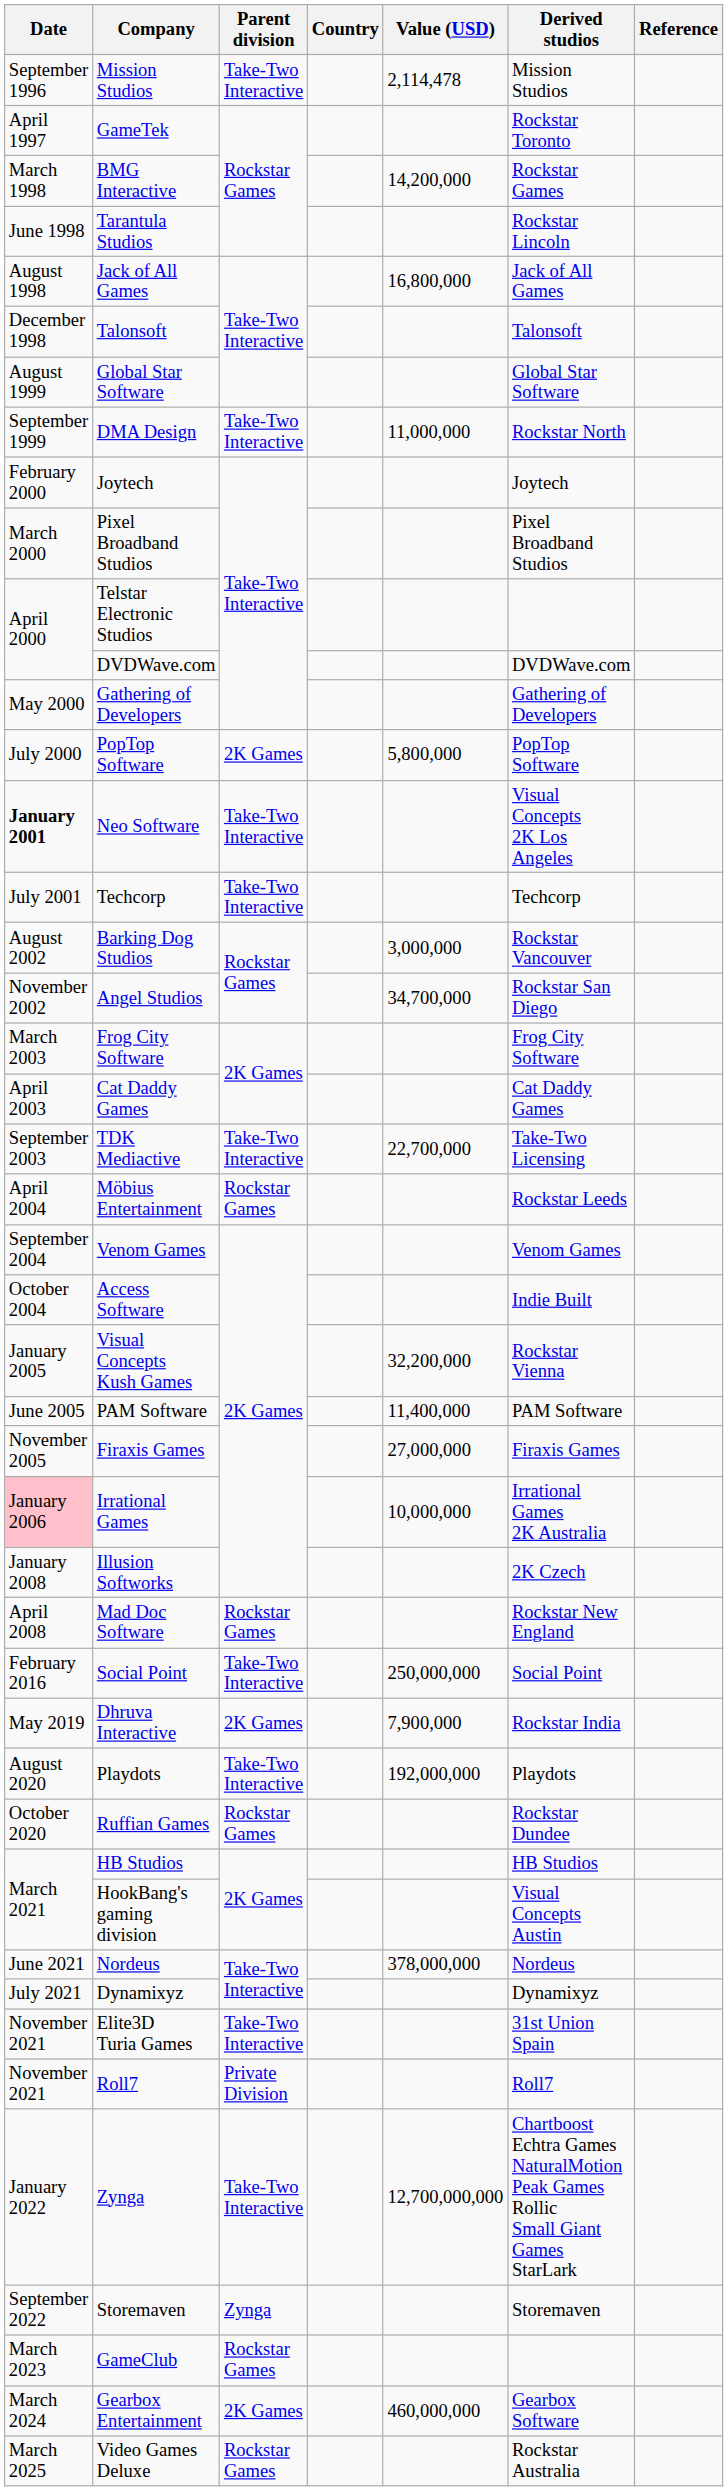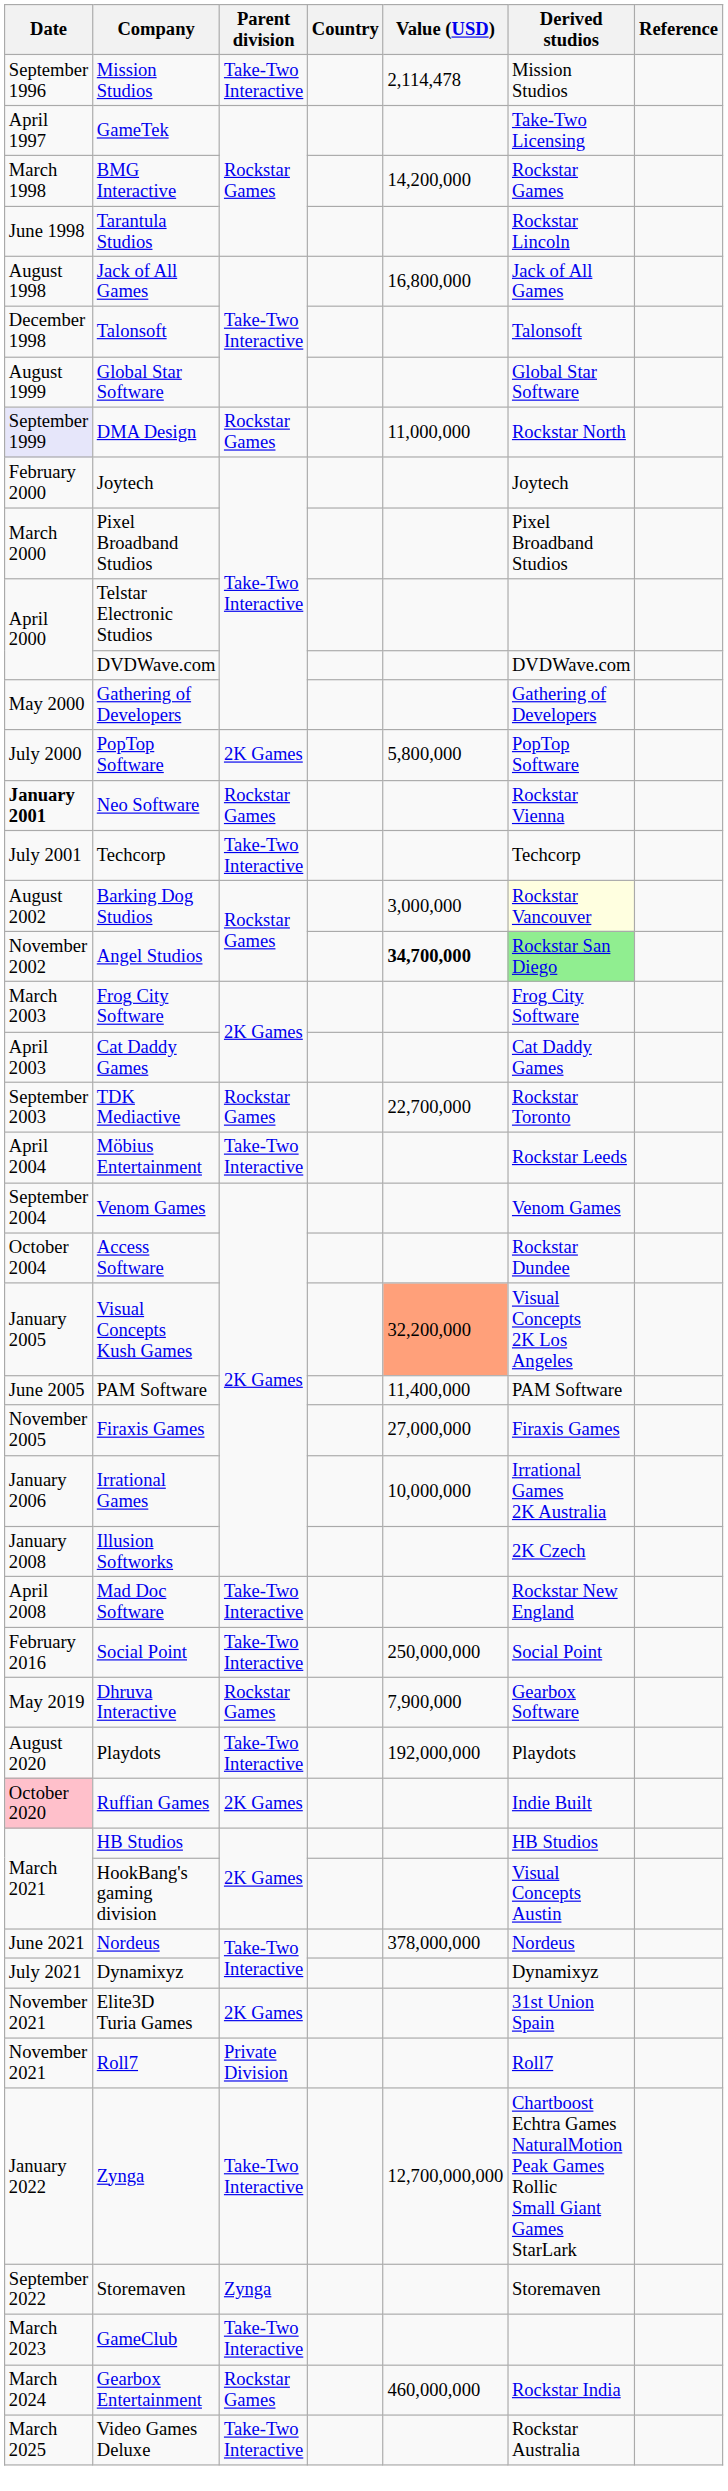(545, 130) Rockstar Toronto -> (549, 130) Take-Two Licensing
(49, 432) no background -> (49, 432) lavender background
(264, 432) Take-Two Interactive -> (257, 432) Rockstar Games
(264, 826) Take-Two Interactive -> (257, 805) Rockstar Games
(546, 826) Visual Concepts 2K Los Angeles -> (545, 805) Rockstar Vienna
(552, 947) no background -> (552, 905) lightyellow background
(429, 997) normal -> (429, 956) bold
(561, 997) no background -> (561, 956) lightgreen background
(264, 1148) Take-Two Interactive -> (257, 1107) Rockstar Games
(549, 1148) Take-Two Licensing -> (545, 1107) Rockstar Toronto
(257, 1199) Rockstar Games -> (264, 1157) Take-Two Interactive
(552, 1299) Indie Built -> (545, 1258) Rockstar Dundee
(429, 1360) no background -> (429, 1329) lightsalmon background
(545, 1360) Rockstar Vienna -> (546, 1329) Visual Concepts 2K Los Angeles
(38, 1511) pink background -> (38, 1490) no background
(257, 1622) Rockstar Games -> (264, 1601) Take-Two Interactive
(263, 1723) 2K Games -> (257, 1702) Rockstar Games
(566, 1723) Rockstar India -> (545, 1702) Gearbox Software
(39, 1823) no background -> (39, 1803) pink background
(257, 1823) Rockstar Games -> (263, 1803) 2K Games
(545, 1823) Rockstar Dundee -> (552, 1803) Indie Built
(264, 2033) Take-Two Interactive -> (263, 2012) 2K Games
(257, 2360) Rockstar Games -> (264, 2339) Take-Two Interactive
(263, 2410) 2K Games -> (257, 2389) Rockstar Games
(545, 2410) Gearbox Software -> (566, 2389) Rockstar India
(257, 2460) Rockstar Games -> (264, 2439) Take-Two Interactive
